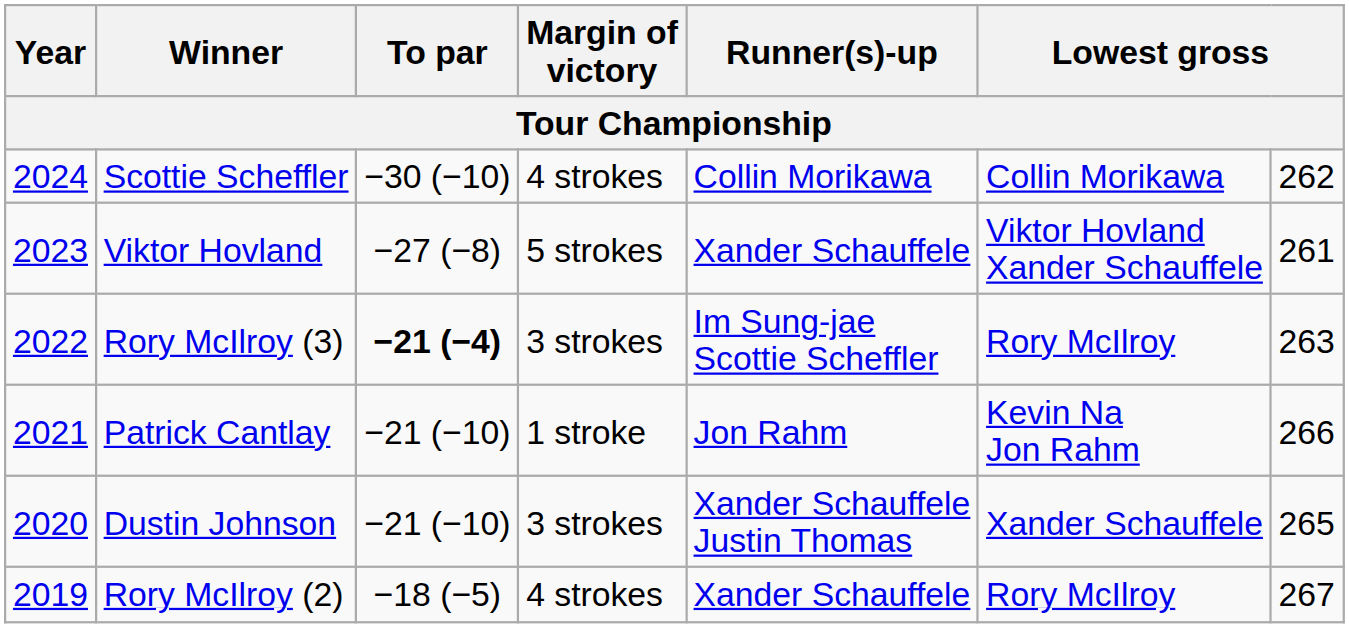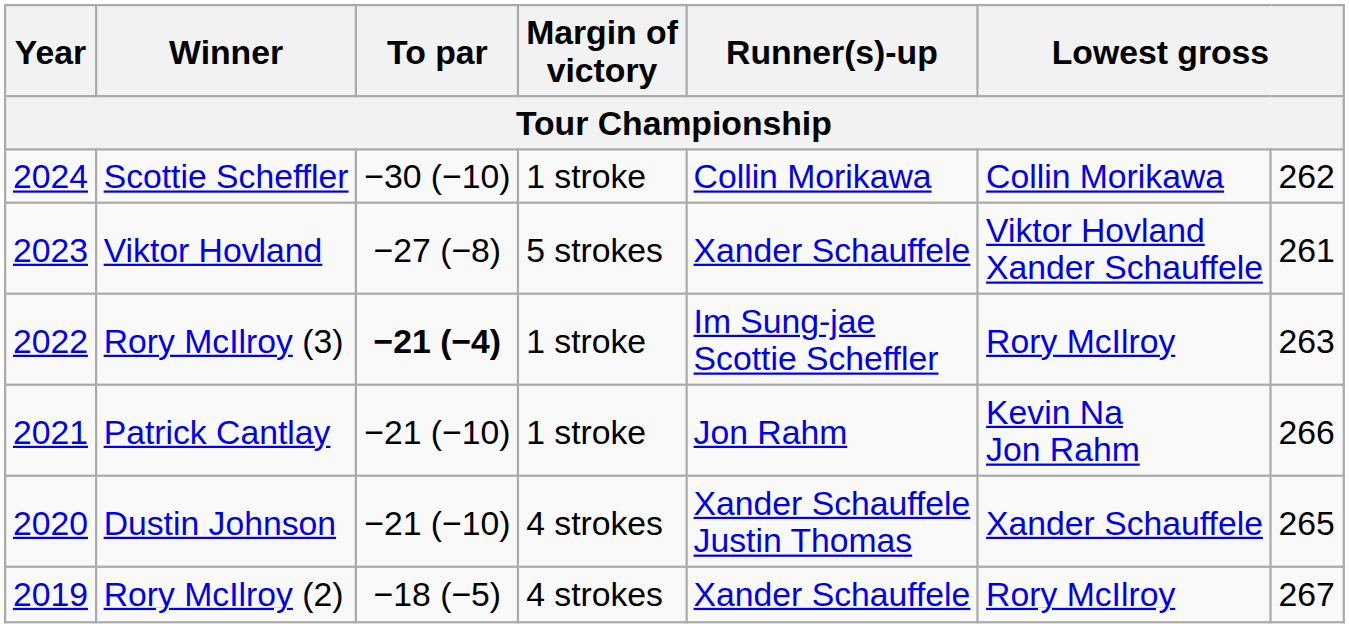(595, 177) 4 strokes -> (586, 177) 1 stroke
(595, 340) 3 strokes -> (586, 340) 1 stroke
(595, 522) 3 strokes -> (595, 522) 4 strokes
